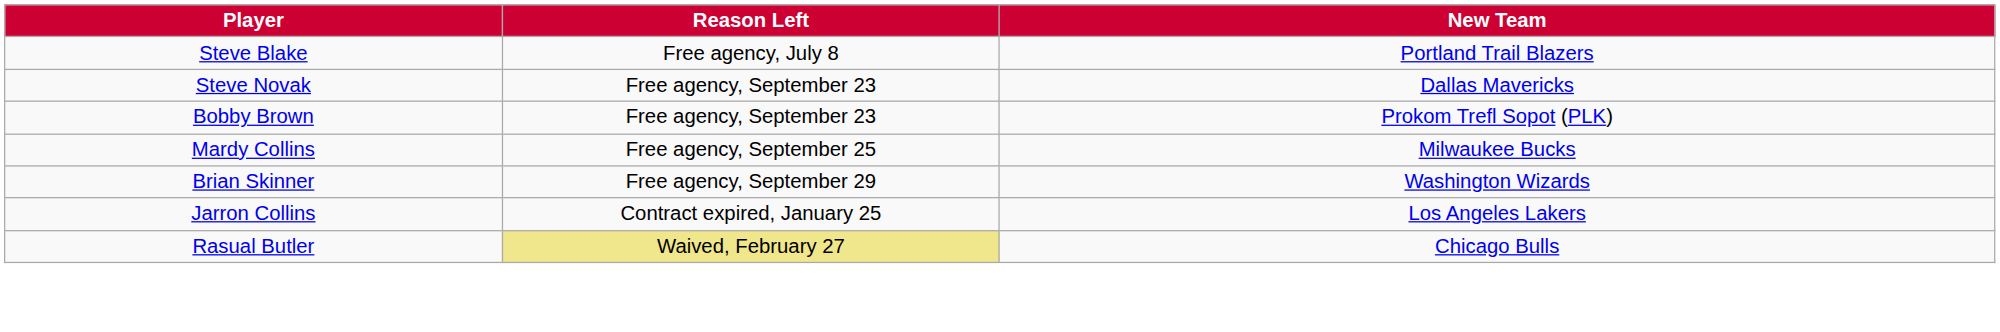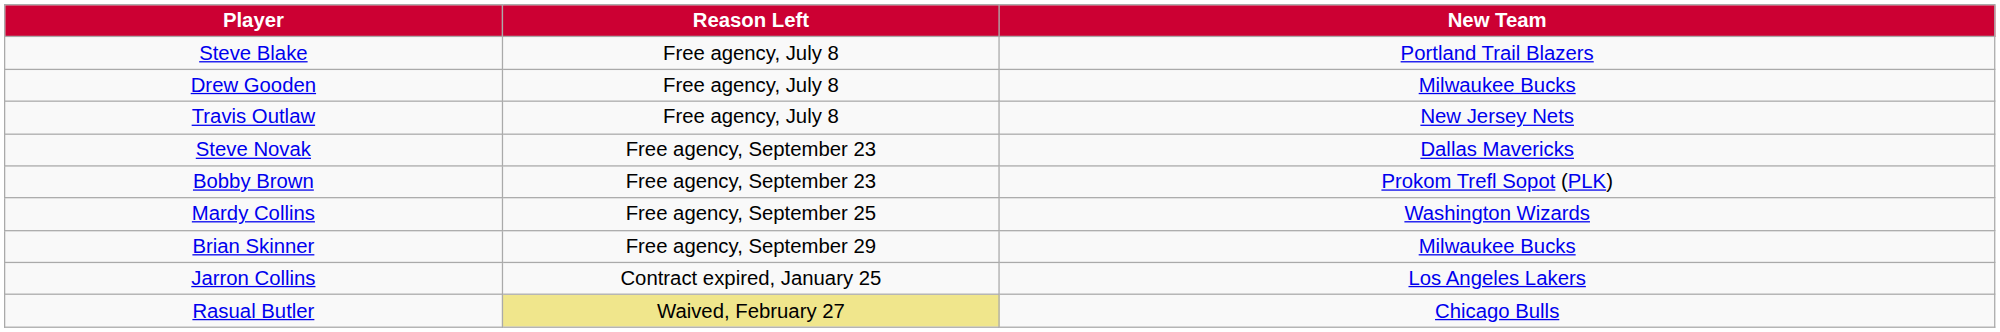+ row: (253, 85)
+ row: (253, 117)
(1497, 149) Milwaukee Bucks -> (1497, 213) Washington Wizards
(1497, 181) Washington Wizards -> (1497, 246) Milwaukee Bucks
